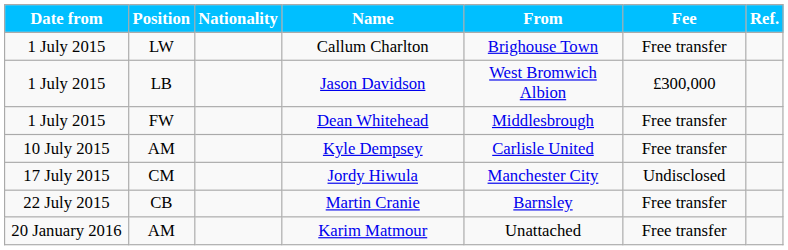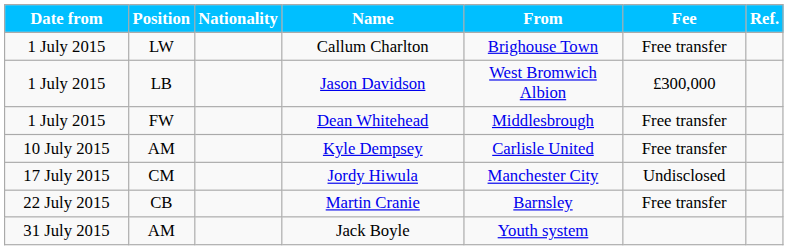+ row: (373, 231)
- row: (373, 231)
